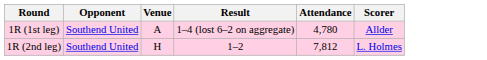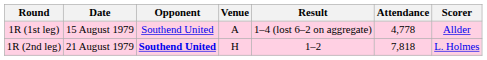+ column: (100, 13)
(325, 30) 4,780 -> (403, 30) 4,778
(102, 47) normal -> (177, 47) bold
(325, 47) 7,812 -> (403, 47) 7,818
